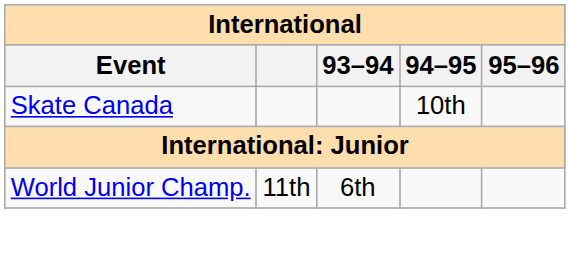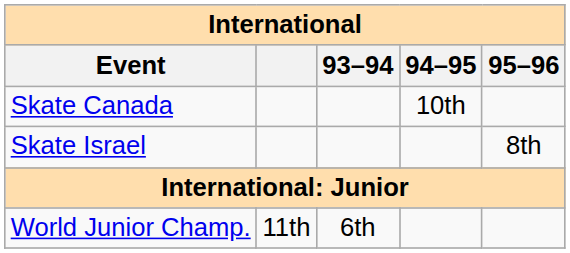+ row: (78, 146)
